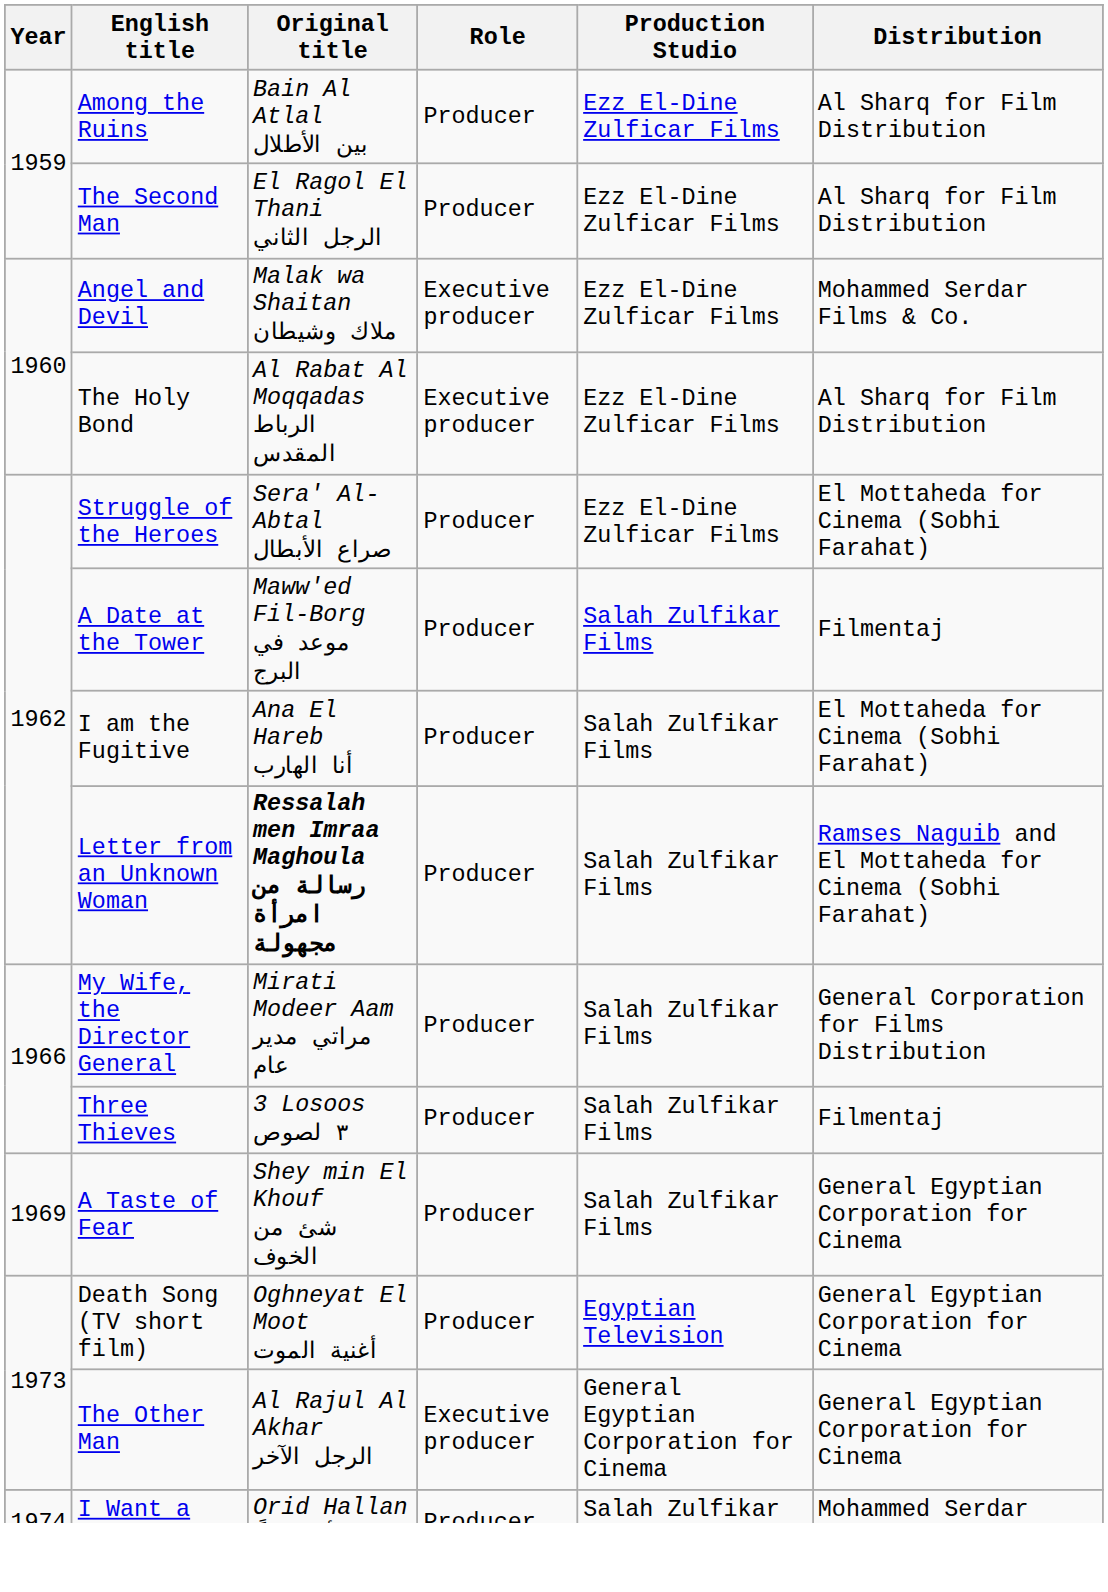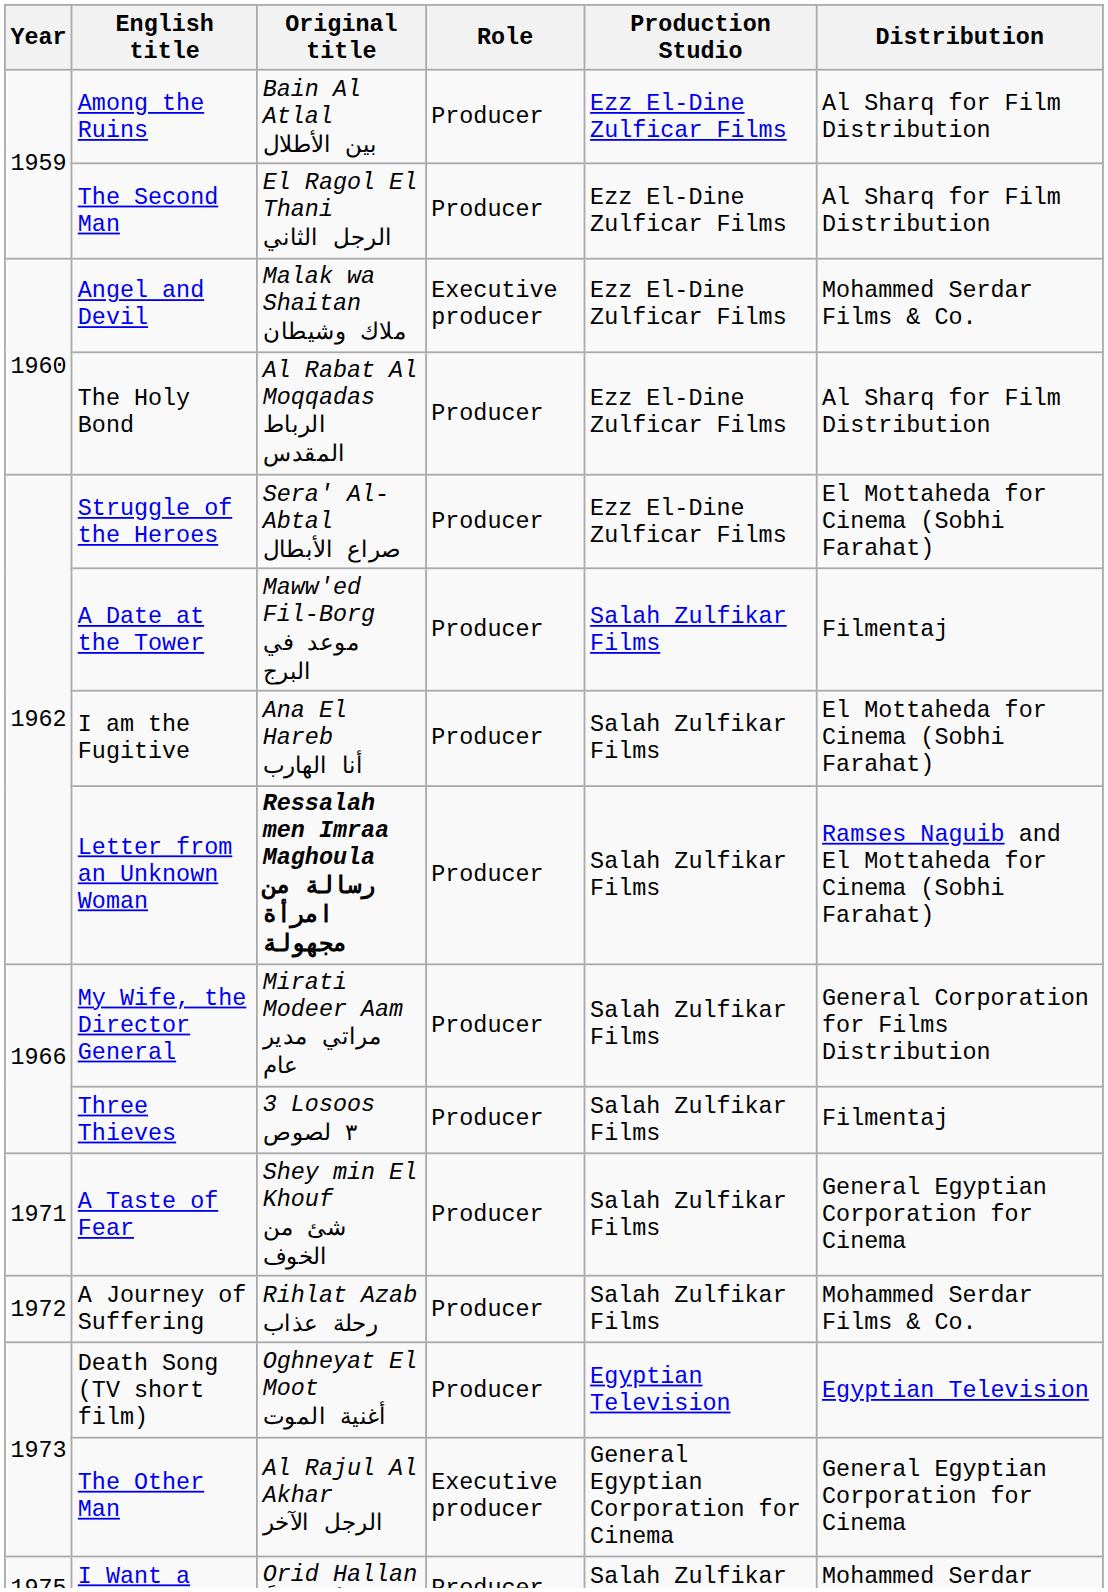(487, 413) Executive producer -> (487, 413) Producer
(39, 1215) 1969 -> (39, 1215) 1971
+ row: (162, 1310)
(930, 1323) General Egyptian Corporation for Cinema -> (955, 1390) Egyptian Television
(39, 1523) 1974 -> (39, 1590) 1975
